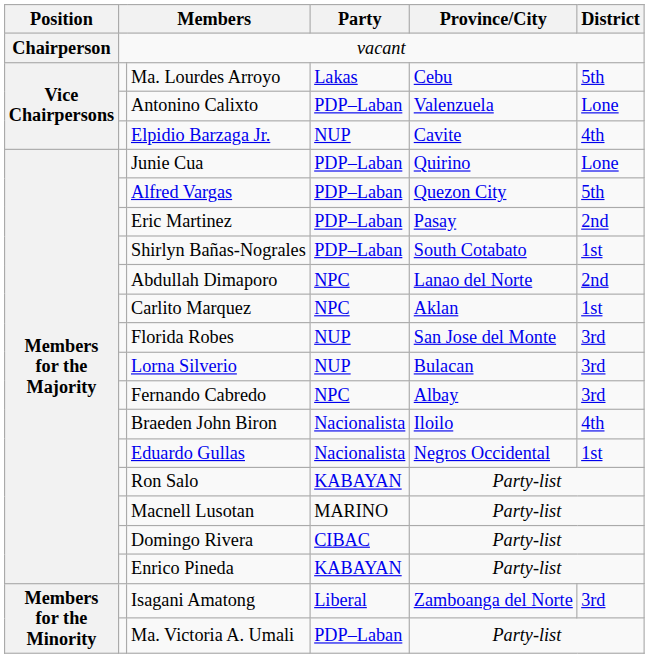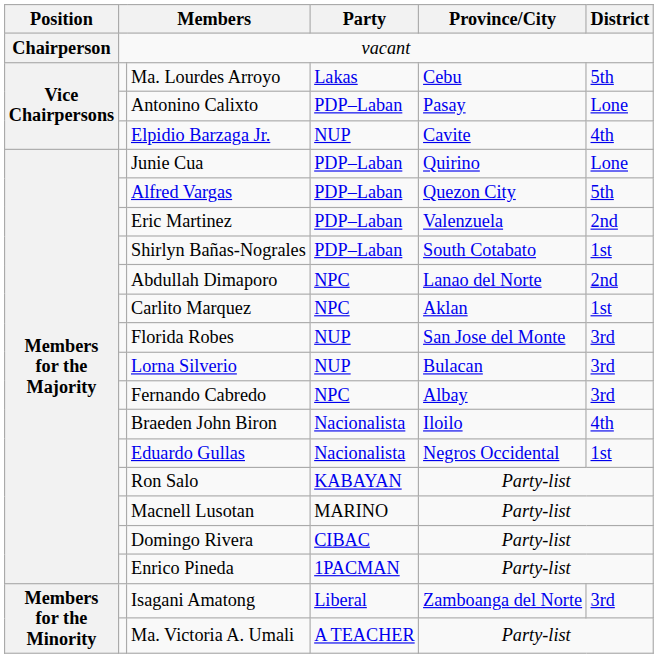(454, 105) Valenzuela -> (444, 105) Pasay
(435, 221) Pasay -> (463, 221) Valenzuela
(358, 568) KABAYAN -> (357, 568) 1PACMAN
(358, 635) PDP–Laban -> (364, 635) A TEACHER
